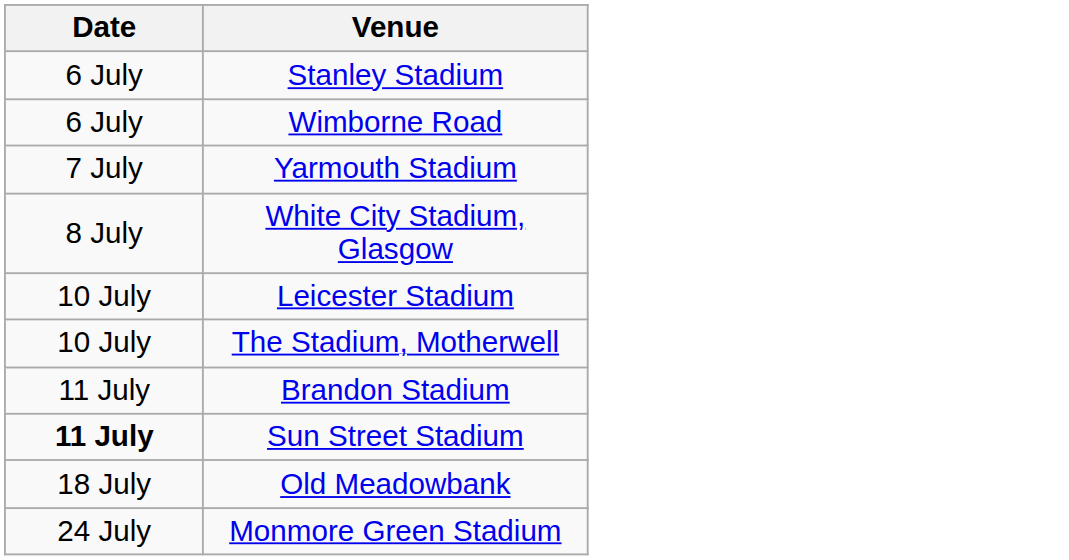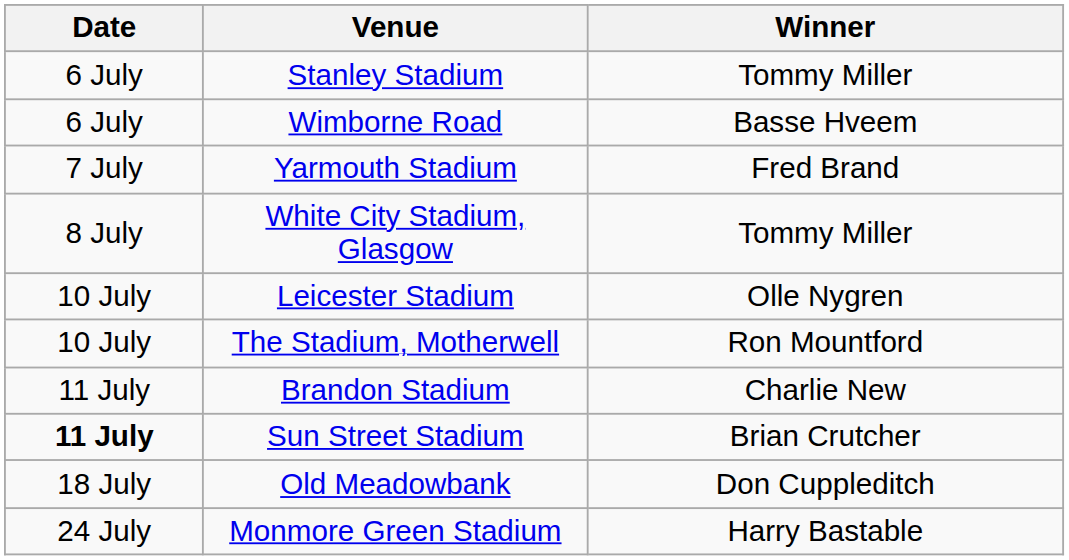+ column: (825, 27)
